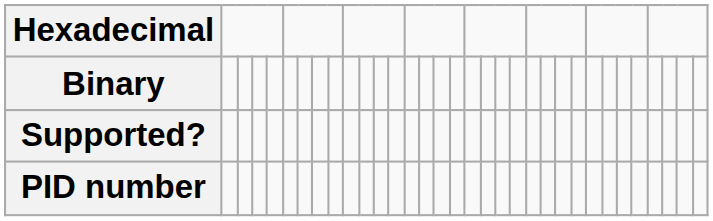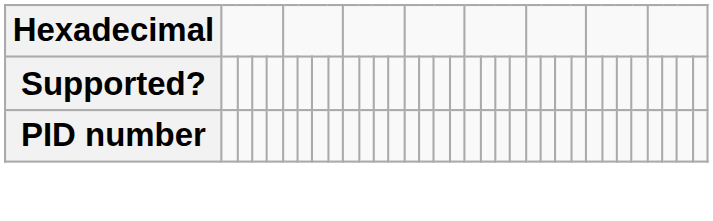- row: (113, 82)
